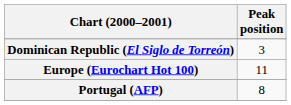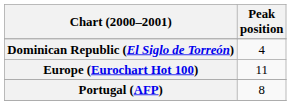(262, 49) 3 -> (262, 49) 4
